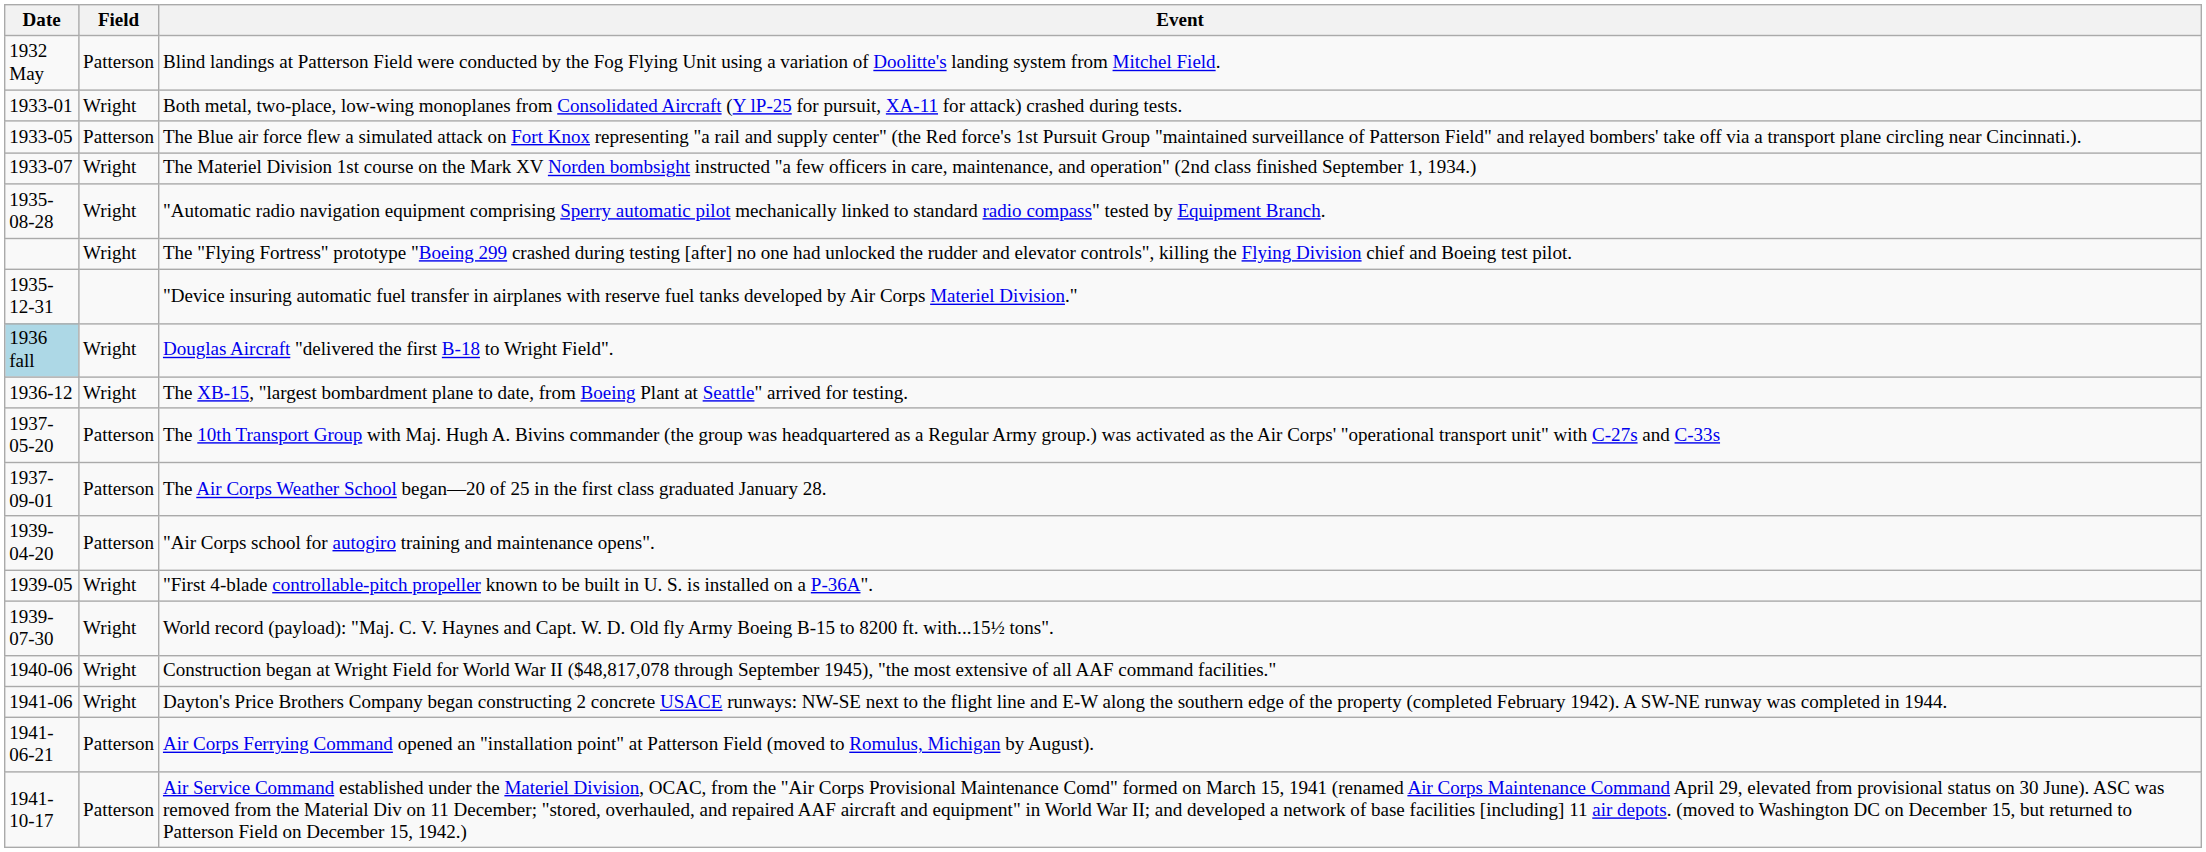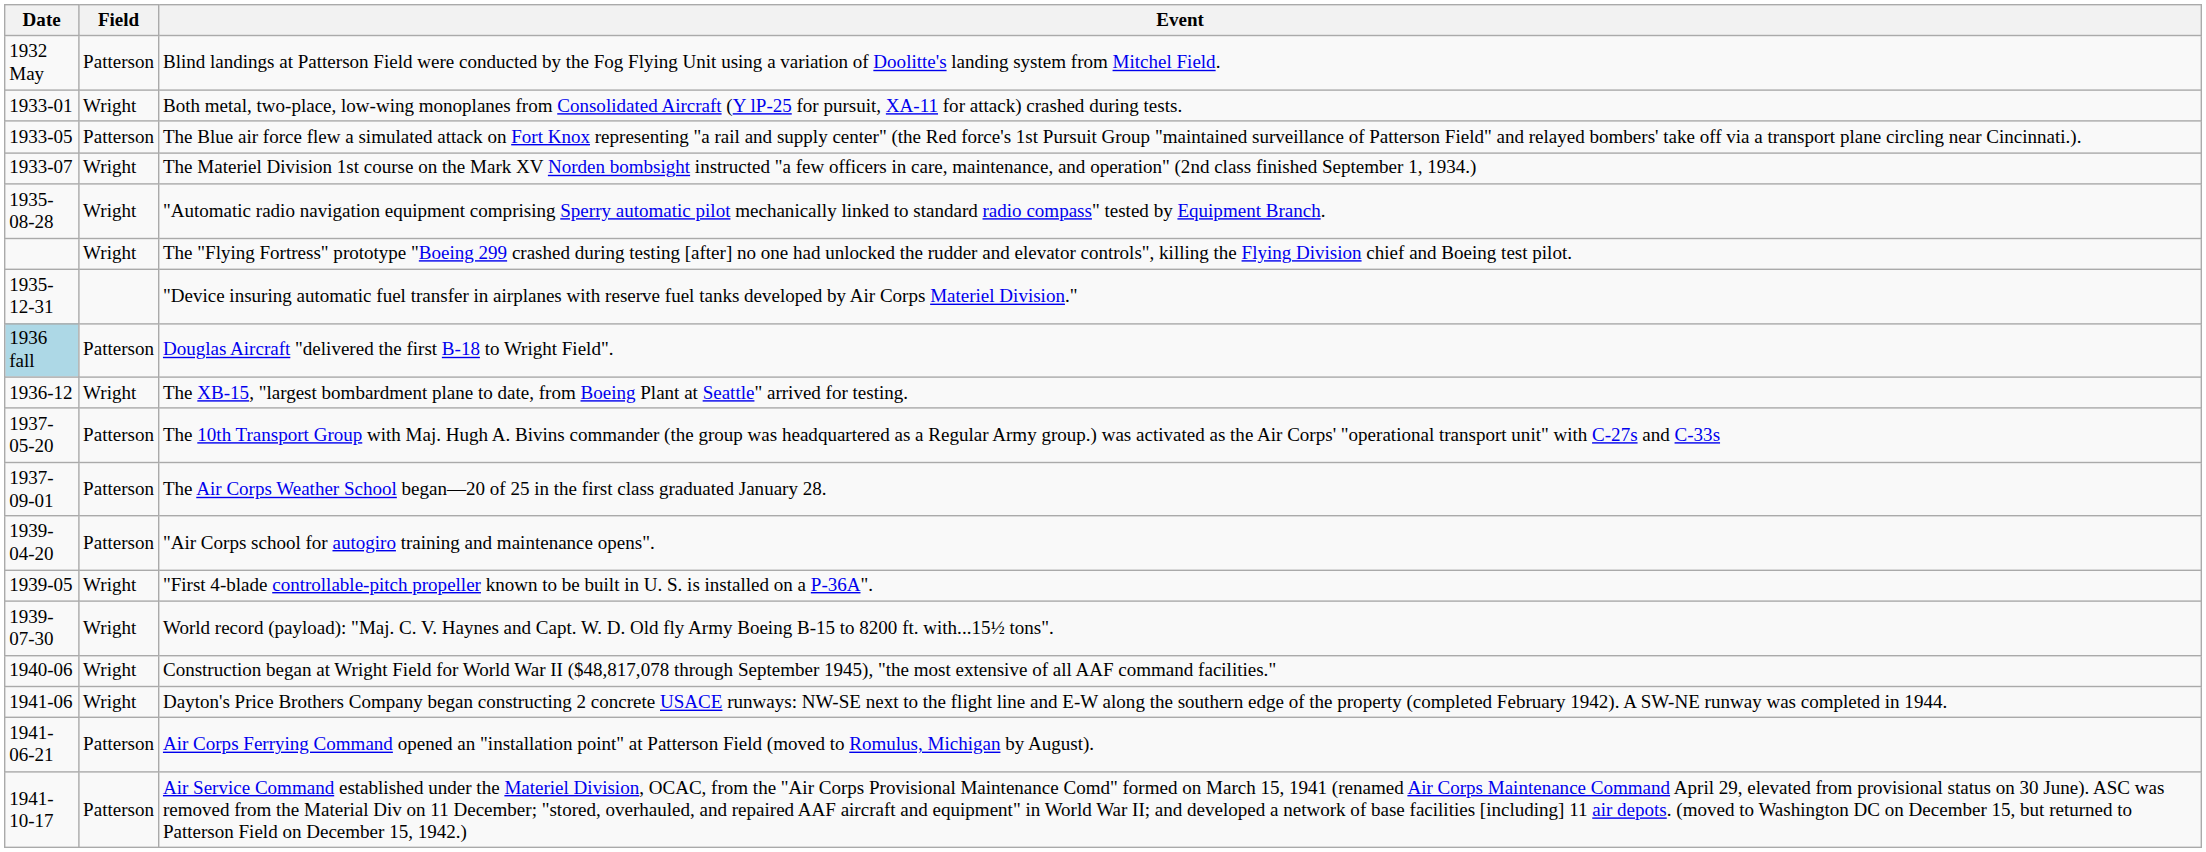(110, 349) Wright -> (119, 349) Patterson
